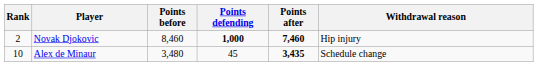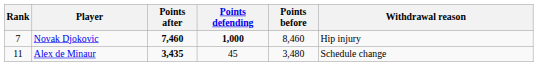columns swapped: (172, 17) <-> (293, 17)
(18, 38) 2 -> (18, 38) 7
(18, 54) 10 -> (18, 54) 11
